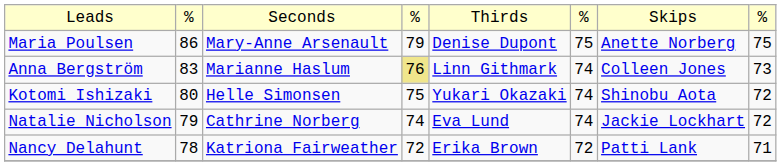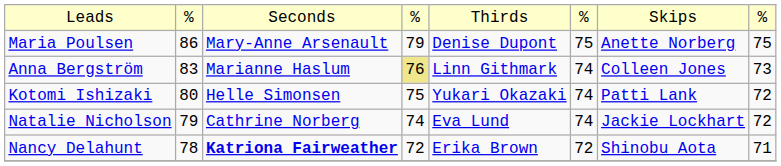(659, 96) Shinobu Aota -> (649, 96) Patti Lank
(302, 148) normal -> (302, 148) bold
(649, 148) Patti Lank -> (659, 148) Shinobu Aota
